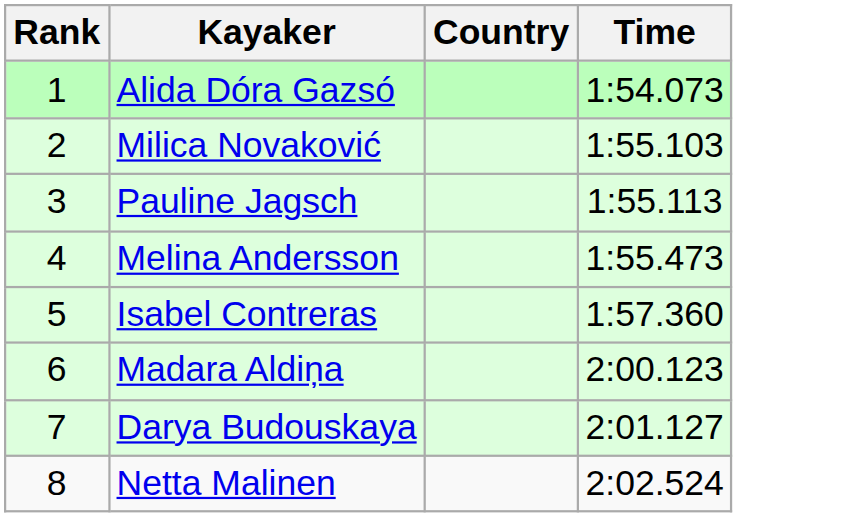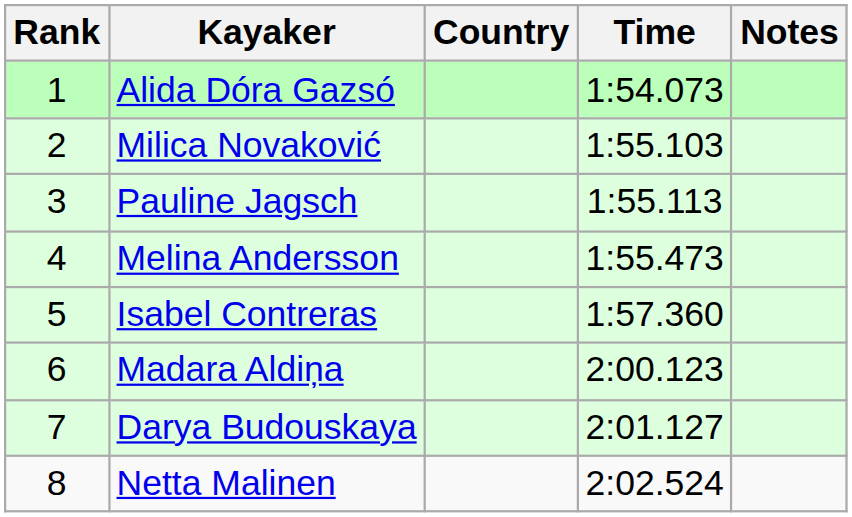+ column: (790, 32)
